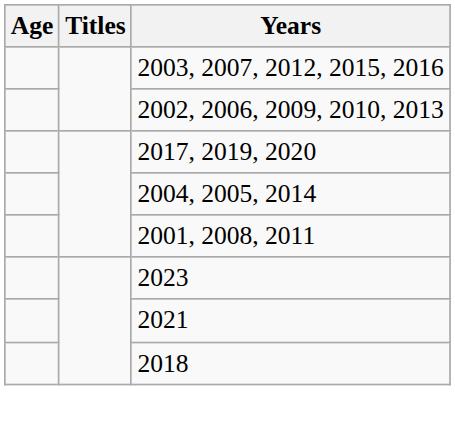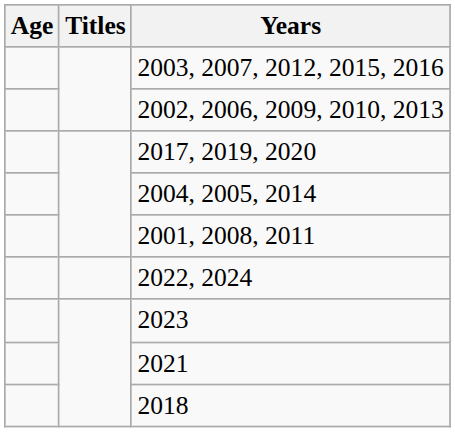+ row: (195, 278)
